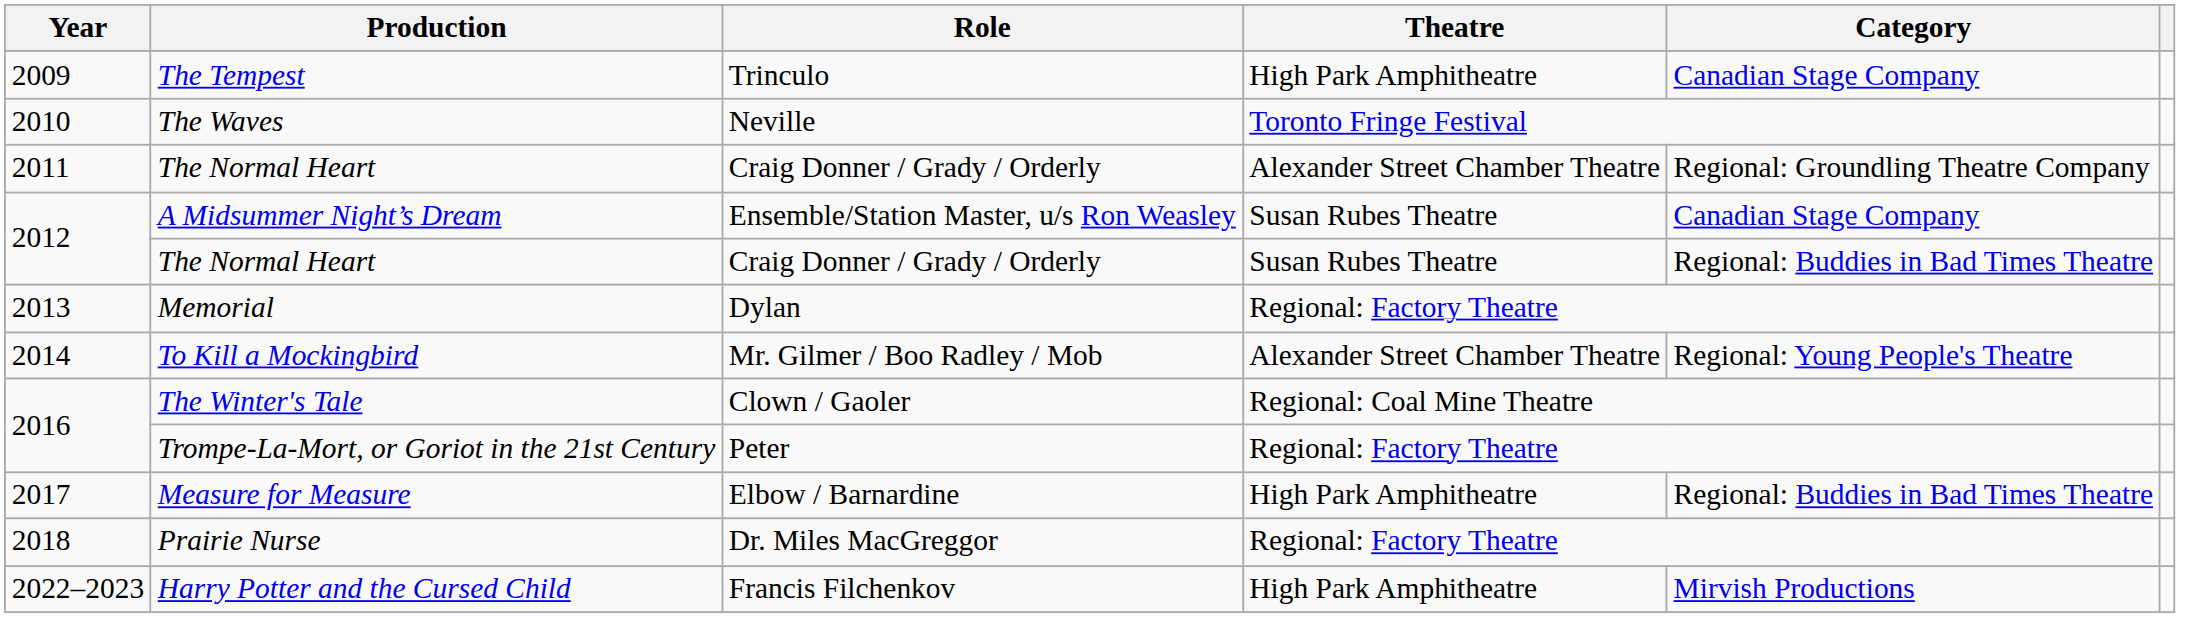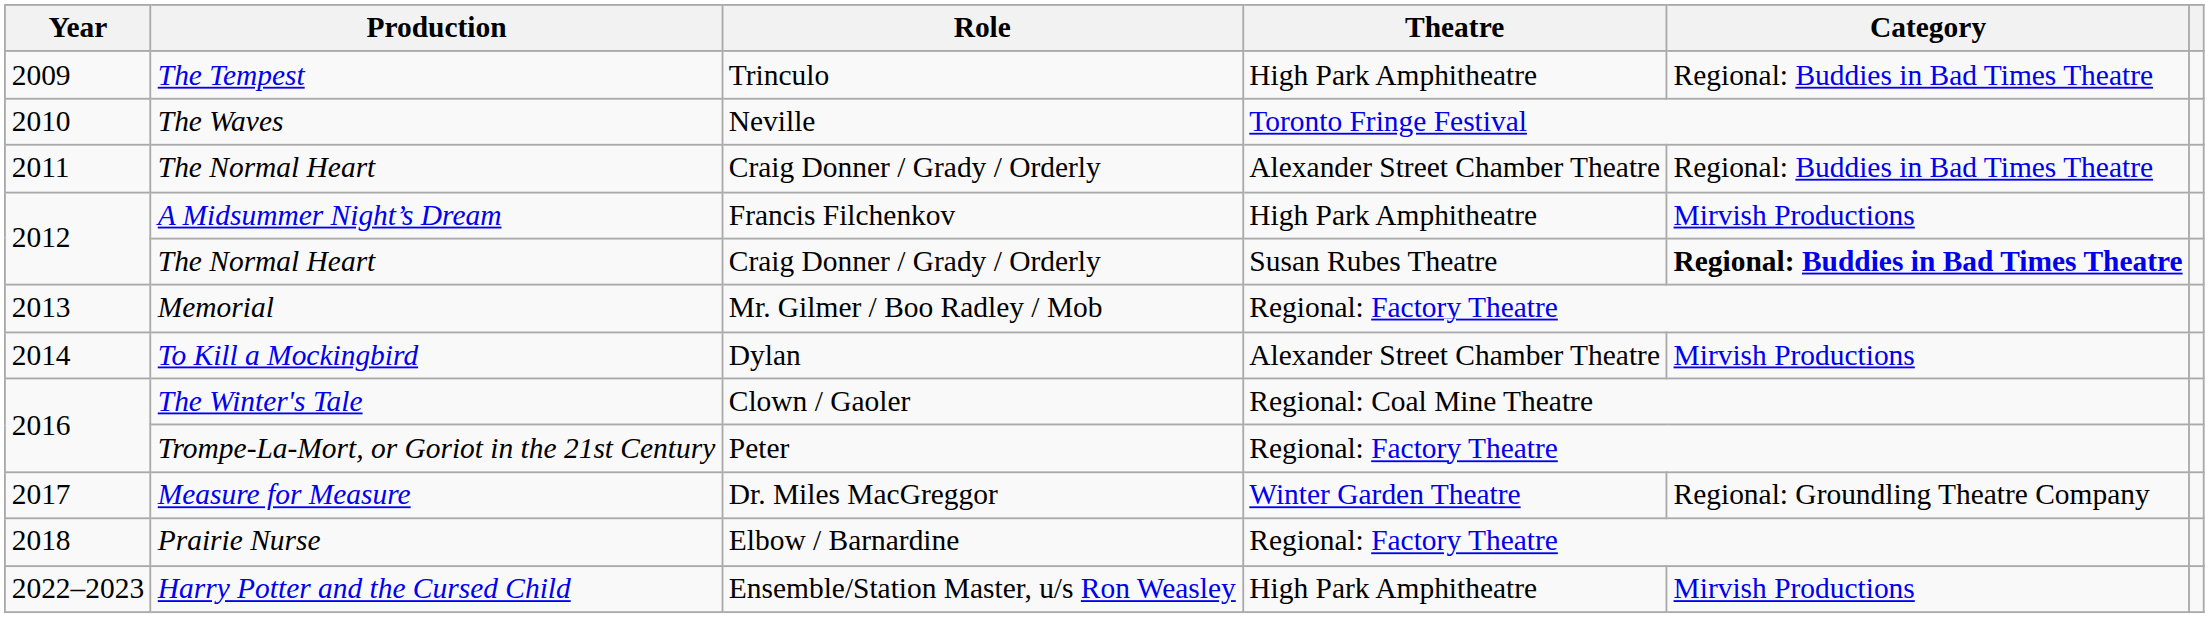(1826, 74) Canadian Stage Company -> (1913, 74) Regional: Buddies in Bad Times Theatre
(1912, 167) Regional: Groundling Theatre Company -> (1913, 167) Regional: Buddies in Bad Times Theatre
(982, 214) Ensemble/Station Master, u/s Ron Weasley -> (842, 214) Francis Filchenkov
(1373, 214) Susan Rubes Theatre -> (1393, 214) High Park Amphitheatre
(1826, 214) Canadian Stage Company -> (1794, 214) Mirvish Productions
(1913, 261) normal -> (1928, 261) bold
(765, 307) Dylan -> (916, 307) Mr. Gilmer / Boo Radley / Mob
(916, 354) Mr. Gilmer / Boo Radley / Mob -> (765, 354) Dylan
(1873, 354) Regional: Young People's Theatre -> (1794, 354) Mirvish Productions
(844, 494) Elbow / Barnardine -> (863, 494) Dr. Miles MacGreggor
(1393, 494) High Park Amphitheatre -> (1385, 494) Winter Garden Theatre
(1913, 494) Regional: Buddies in Bad Times Theatre -> (1912, 494) Regional: Groundling Theatre Company
(863, 541) Dr. Miles MacGreggor -> (844, 541) Elbow / Barnardine
(842, 588) Francis Filchenkov -> (982, 588) Ensemble/Station Master, u/s Ron Weasley
